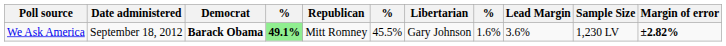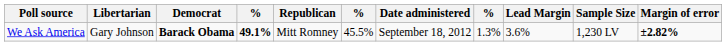columns swapped: (136, 13) <-> (439, 13)
(284, 31) lightgreen background -> (255, 31) no background
(488, 31) 1.6% -> (488, 31) 1.3%
